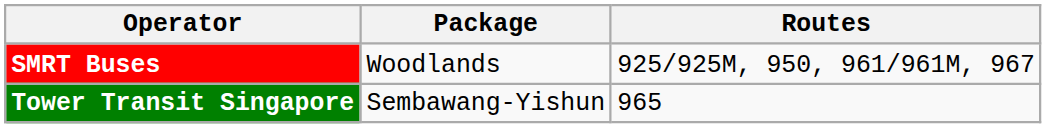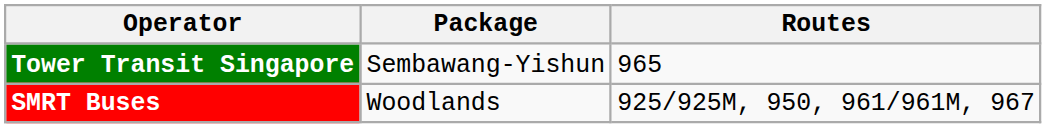rows swapped: (86, 64) <-> (183, 103)
